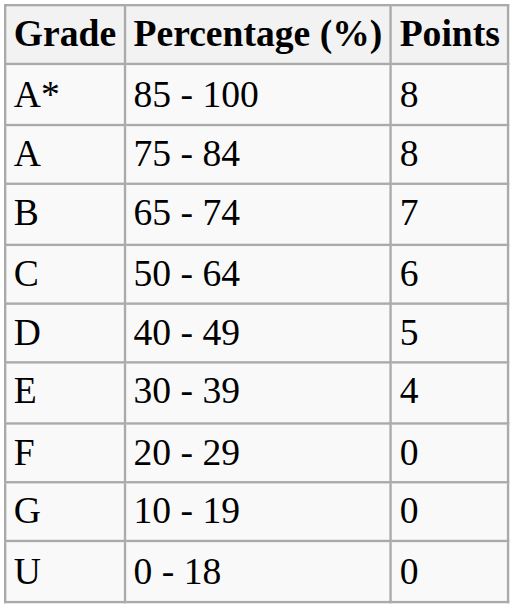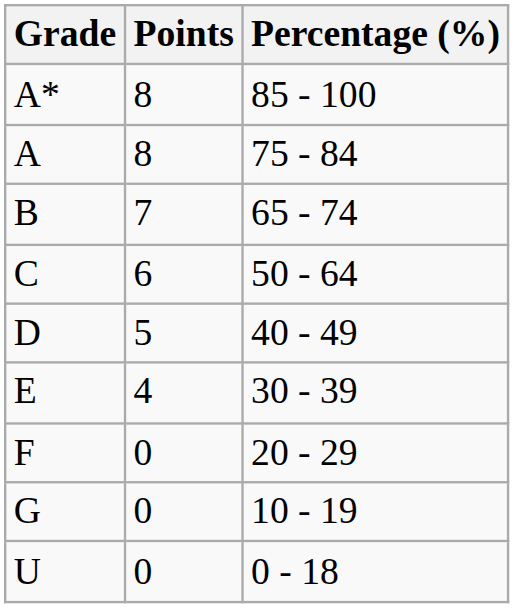columns swapped: (258, 34) <-> (450, 34)
